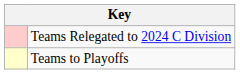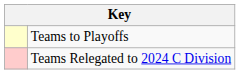rows swapped: (80, 58) <-> (131, 36)
